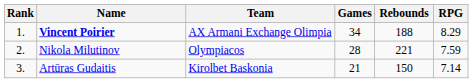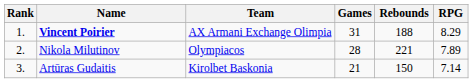(355, 31) 34 -> (355, 31) 31
(451, 50) 7.59 -> (451, 50) 7.89
